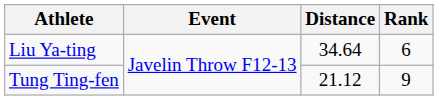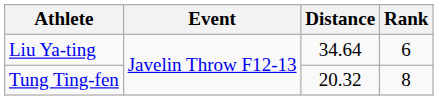(340, 79) 21.12 -> (340, 79) 20.32
(406, 79) 9 -> (406, 79) 8
